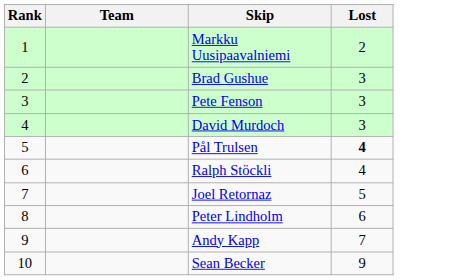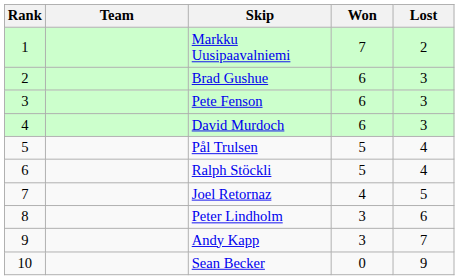+ column: (362, 16)
(362, 147) bold -> (424, 147) normal
